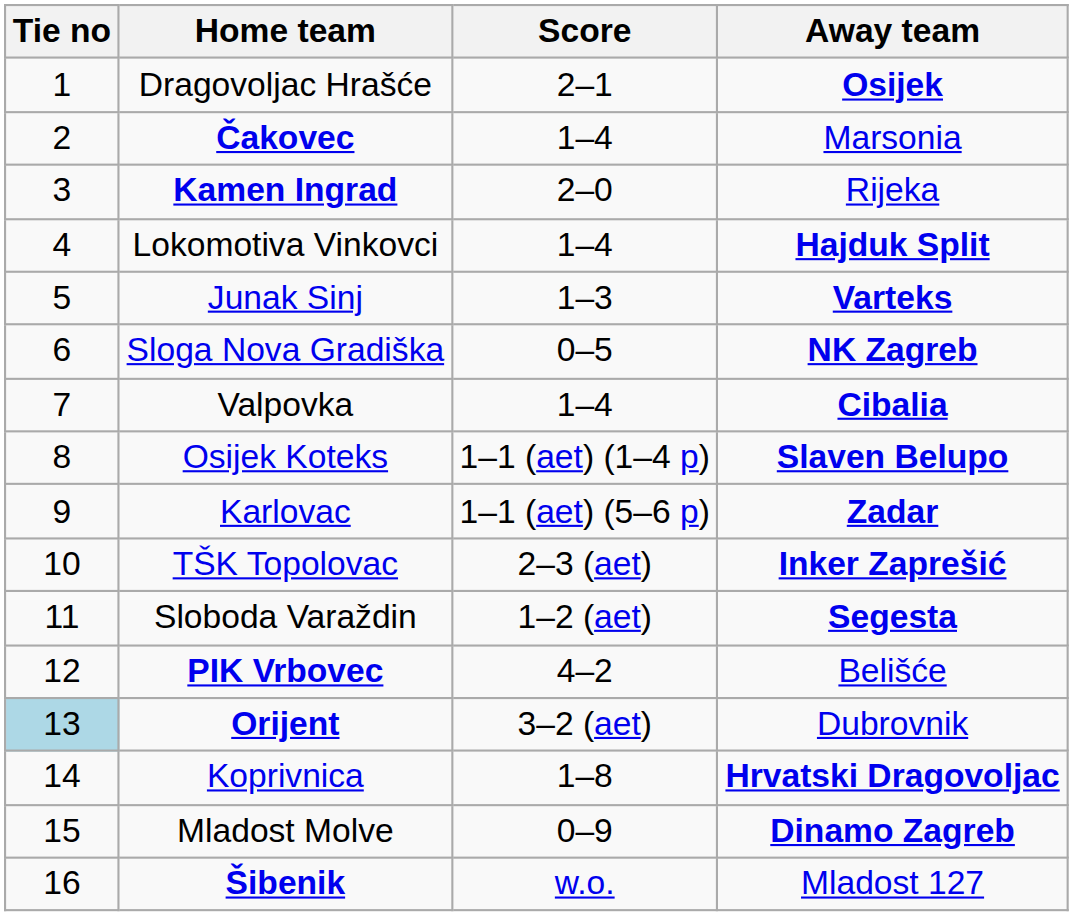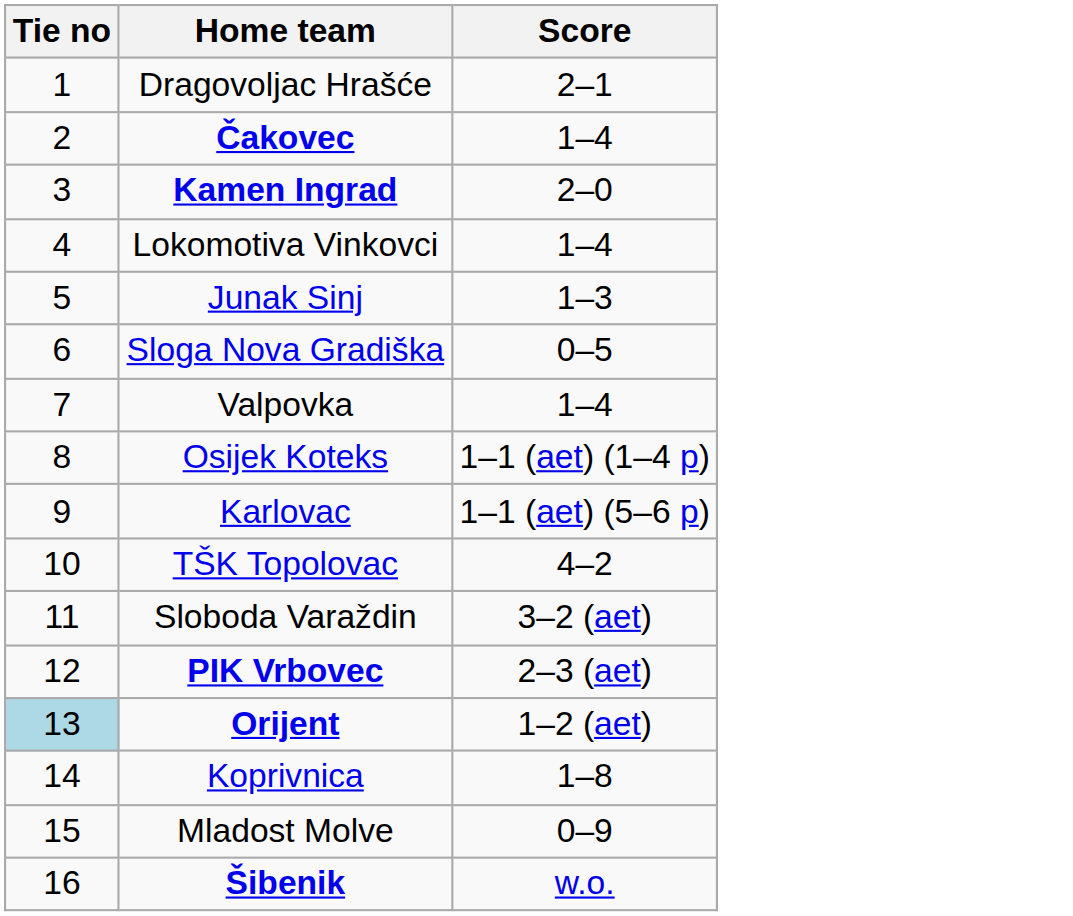- column: (893, 31)
(585, 564) 2–3 (aet) -> (585, 564) 4–2
(585, 617) 1–2 (aet) -> (585, 617) 3–2 (aet)
(585, 670) 4–2 -> (585, 670) 2–3 (aet)
(585, 723) 3–2 (aet) -> (585, 723) 1–2 (aet)
